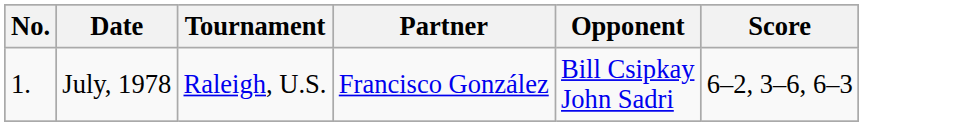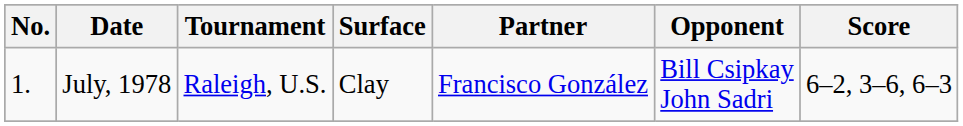+ column: (382, 25)
